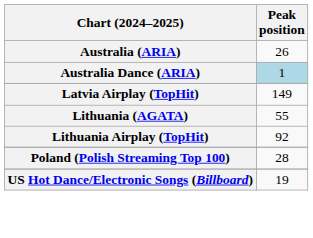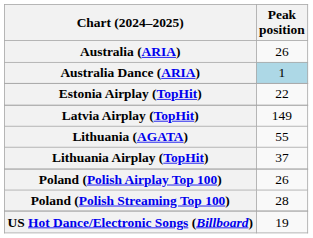+ row: (130, 94)
(282, 136) 92 -> (282, 158) 37
+ row: (130, 179)
